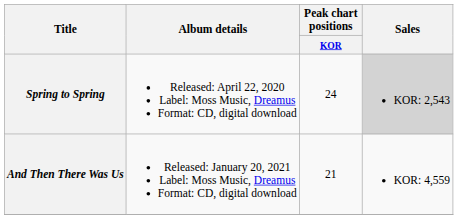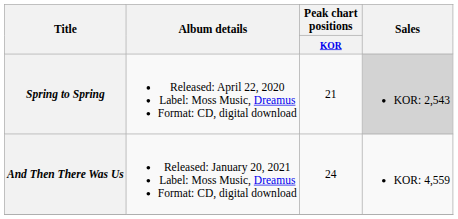(331, 94) 24 -> (331, 94) 21
(331, 174) 21 -> (331, 174) 24
